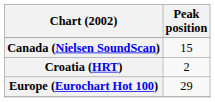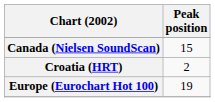(186, 86) 29 -> (186, 86) 19
